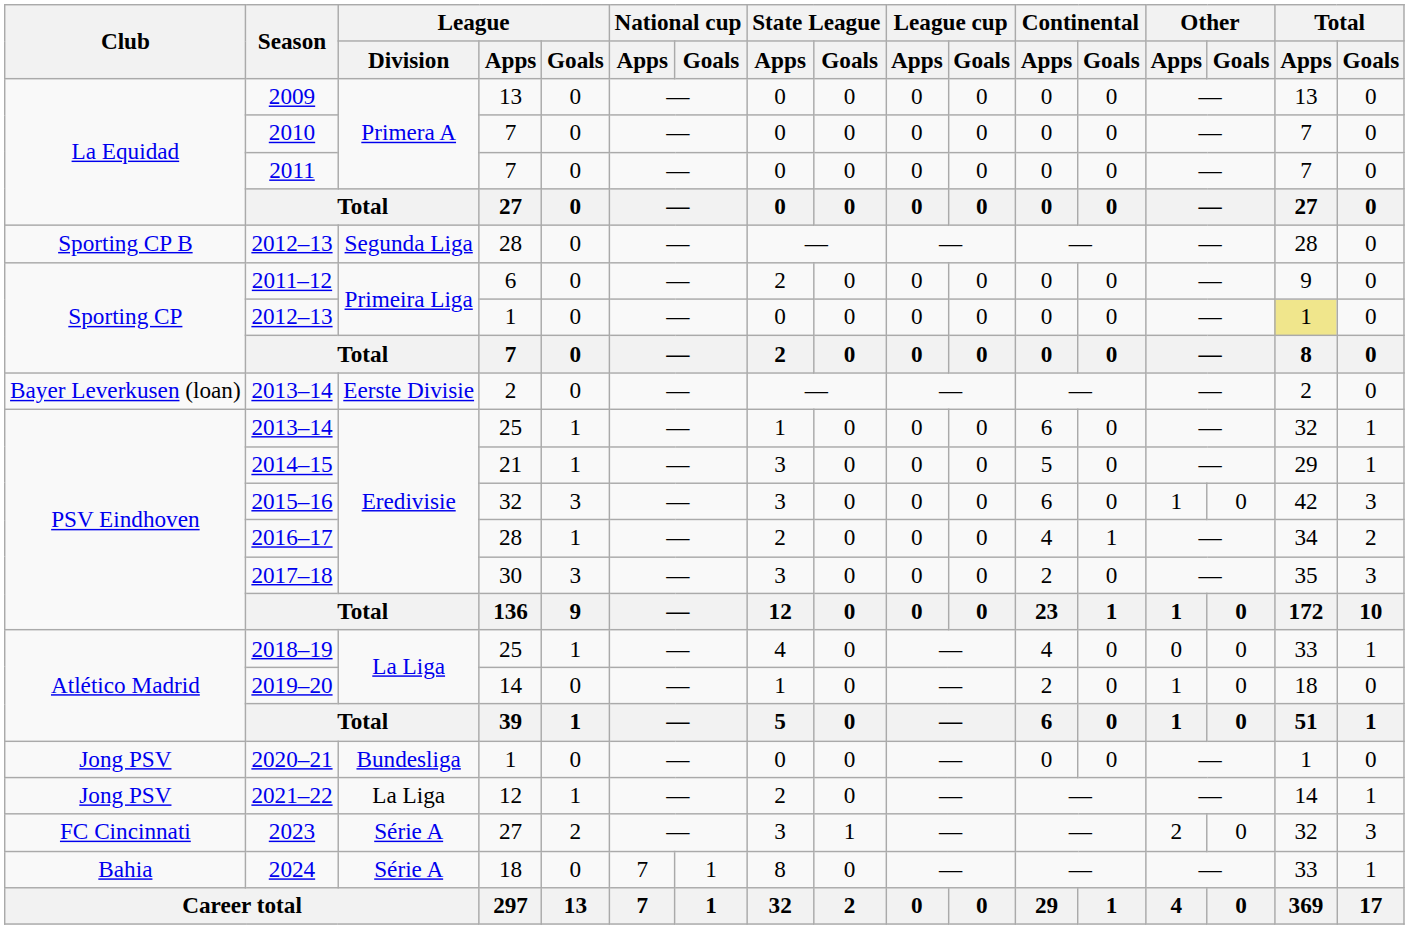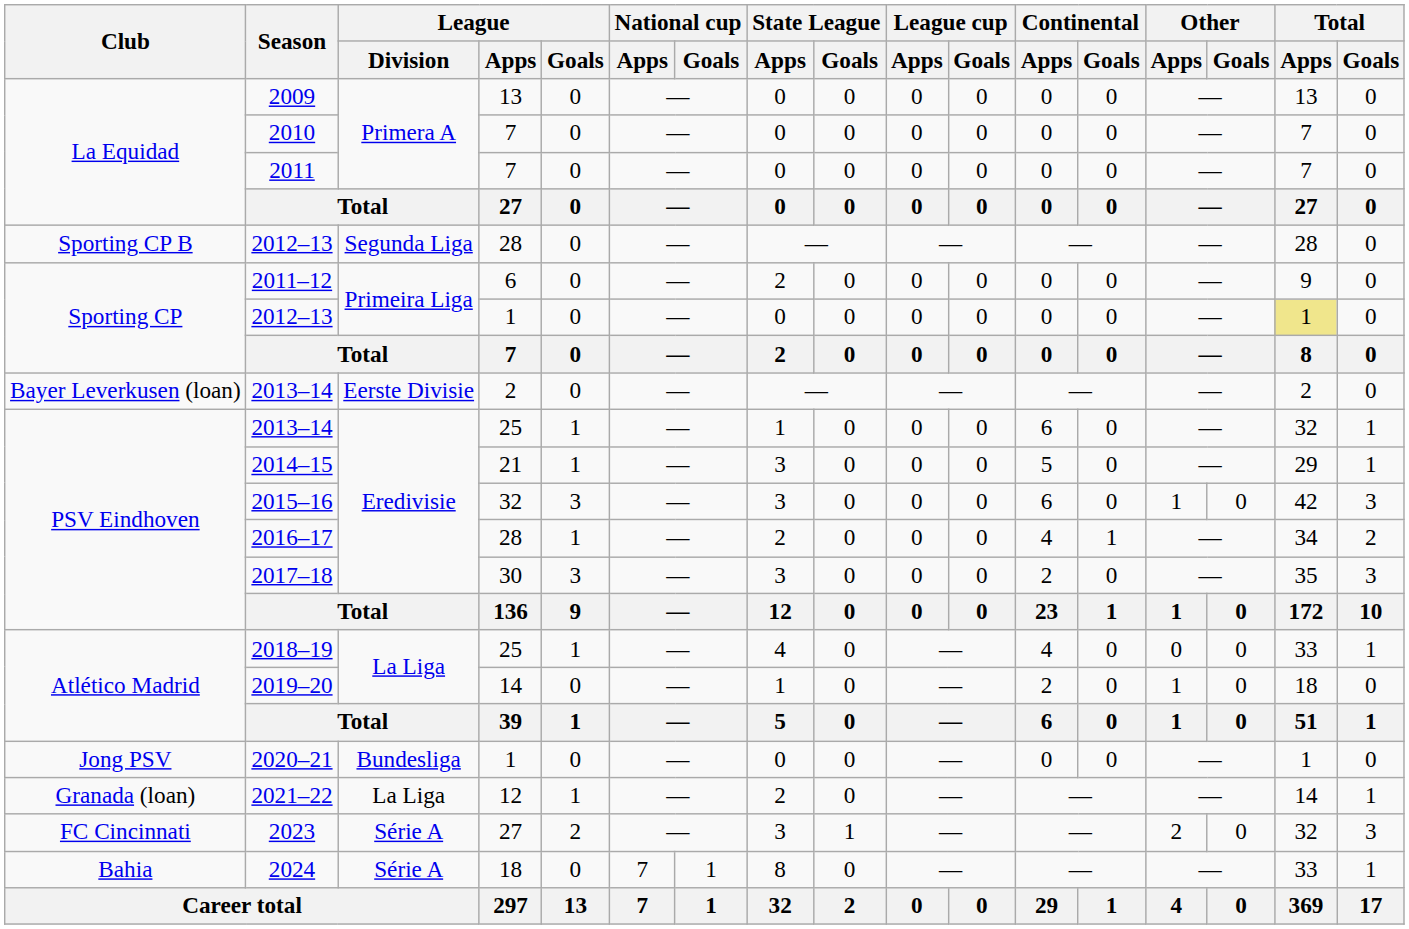(125, 795) Jong PSV -> (125, 795) Granada (loan)
